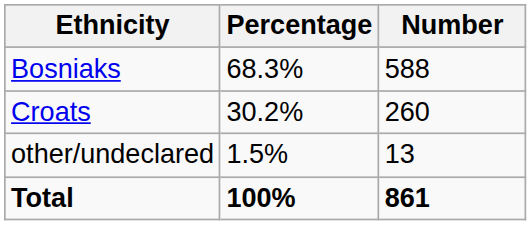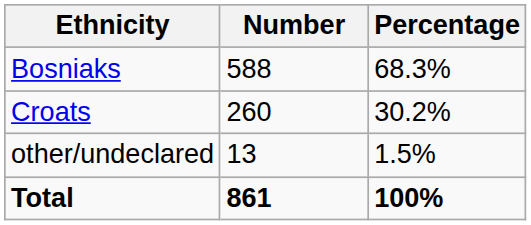columns swapped: (452, 25) <-> (299, 25)
